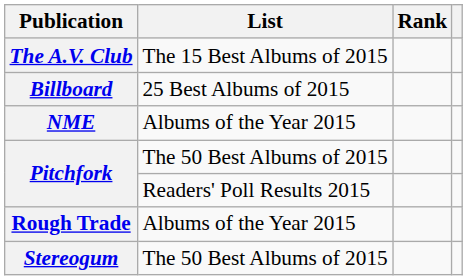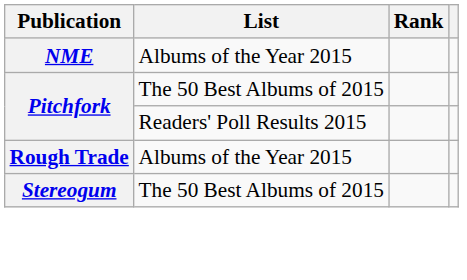- row: (71, 55)
- row: (71, 88)
